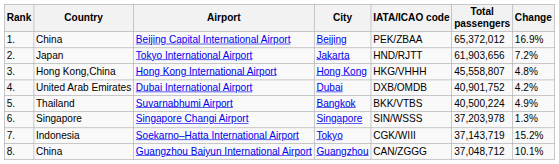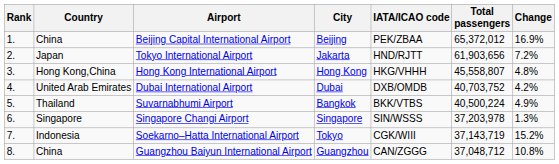(479, 87) 40,901,752 -> (479, 87) 40,703,752
(529, 151) 10.1% -> (529, 151) 10.8%
